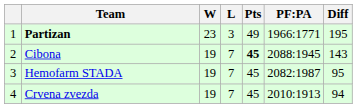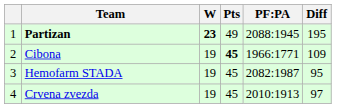- column: (231, 14)
(210, 34) normal -> (210, 34) bold
(294, 34) 1966:1771 -> (273, 34) 2088:1945
(294, 53) 2088:1945 -> (273, 53) 1966:1771
(338, 53) 143 -> (317, 53) 109
(338, 93) 94 -> (317, 93) 97
